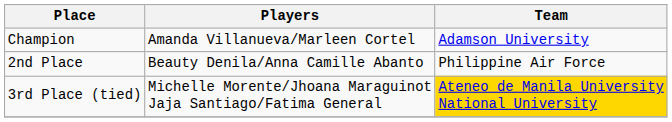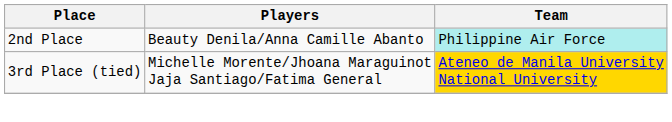- row: (41, 40)
(522, 63) no background -> (522, 40) paleturquoise background
